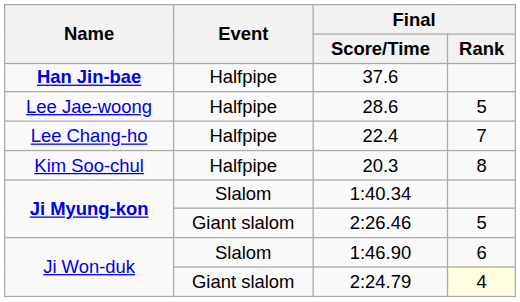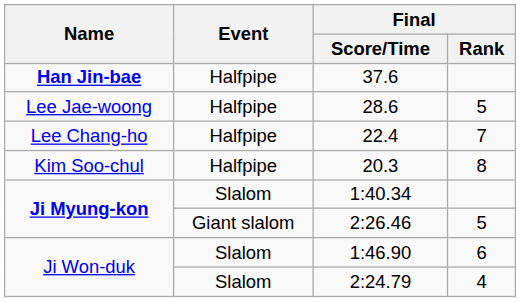(243, 282) Giant slalom -> (243, 282) Slalom
(482, 282) lightyellow background -> (482, 282) no background
